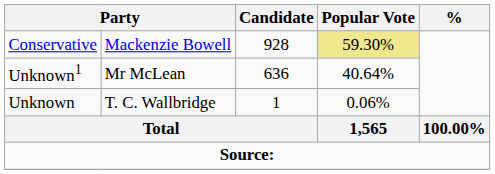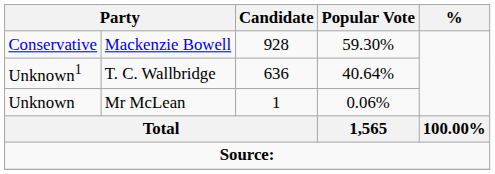(368, 44) khaki background -> (368, 44) no background
(145, 73) Mr McLean -> (160, 73) T. C. Wallbridge
(160, 102) T. C. Wallbridge -> (145, 102) Mr McLean
